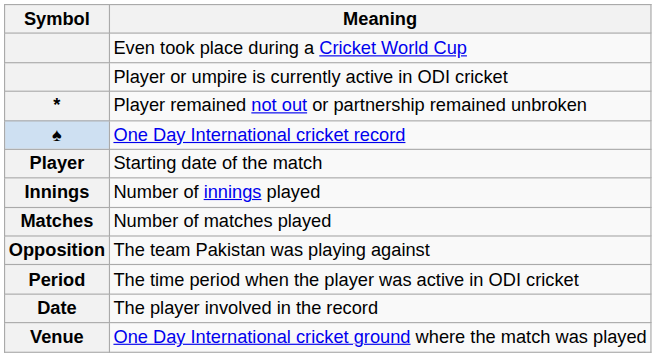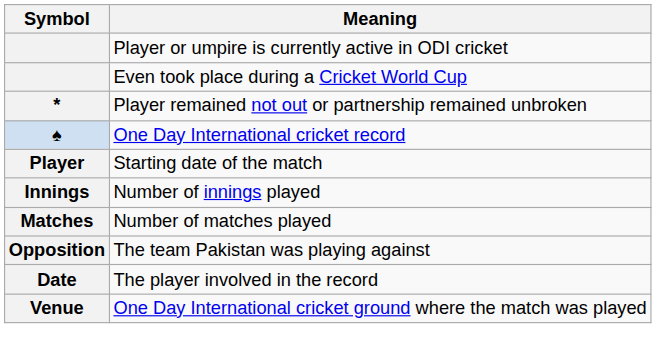rows swapped: (311, 76) <-> (290, 47)
- row: (346, 279)
